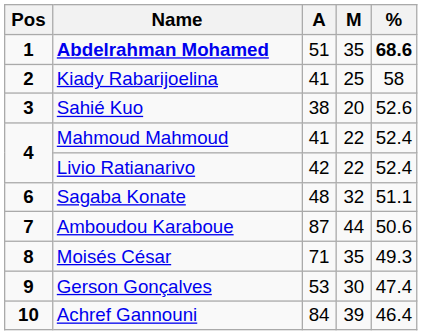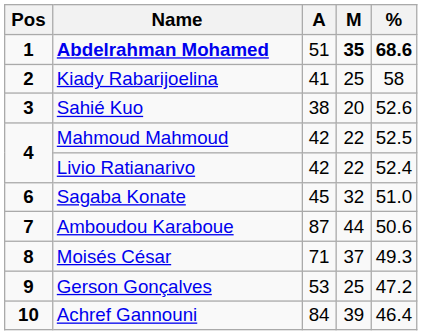(354, 49) normal -> (354, 49) bold
(319, 138) 41 -> (319, 138) 42
(394, 138) 52.4 -> (394, 138) 52.5
(319, 197) 48 -> (319, 197) 45
(394, 197) 51.1 -> (394, 197) 51.0
(354, 256) 35 -> (354, 256) 37
(354, 286) 30 -> (354, 286) 25
(394, 286) 47.4 -> (394, 286) 47.2
